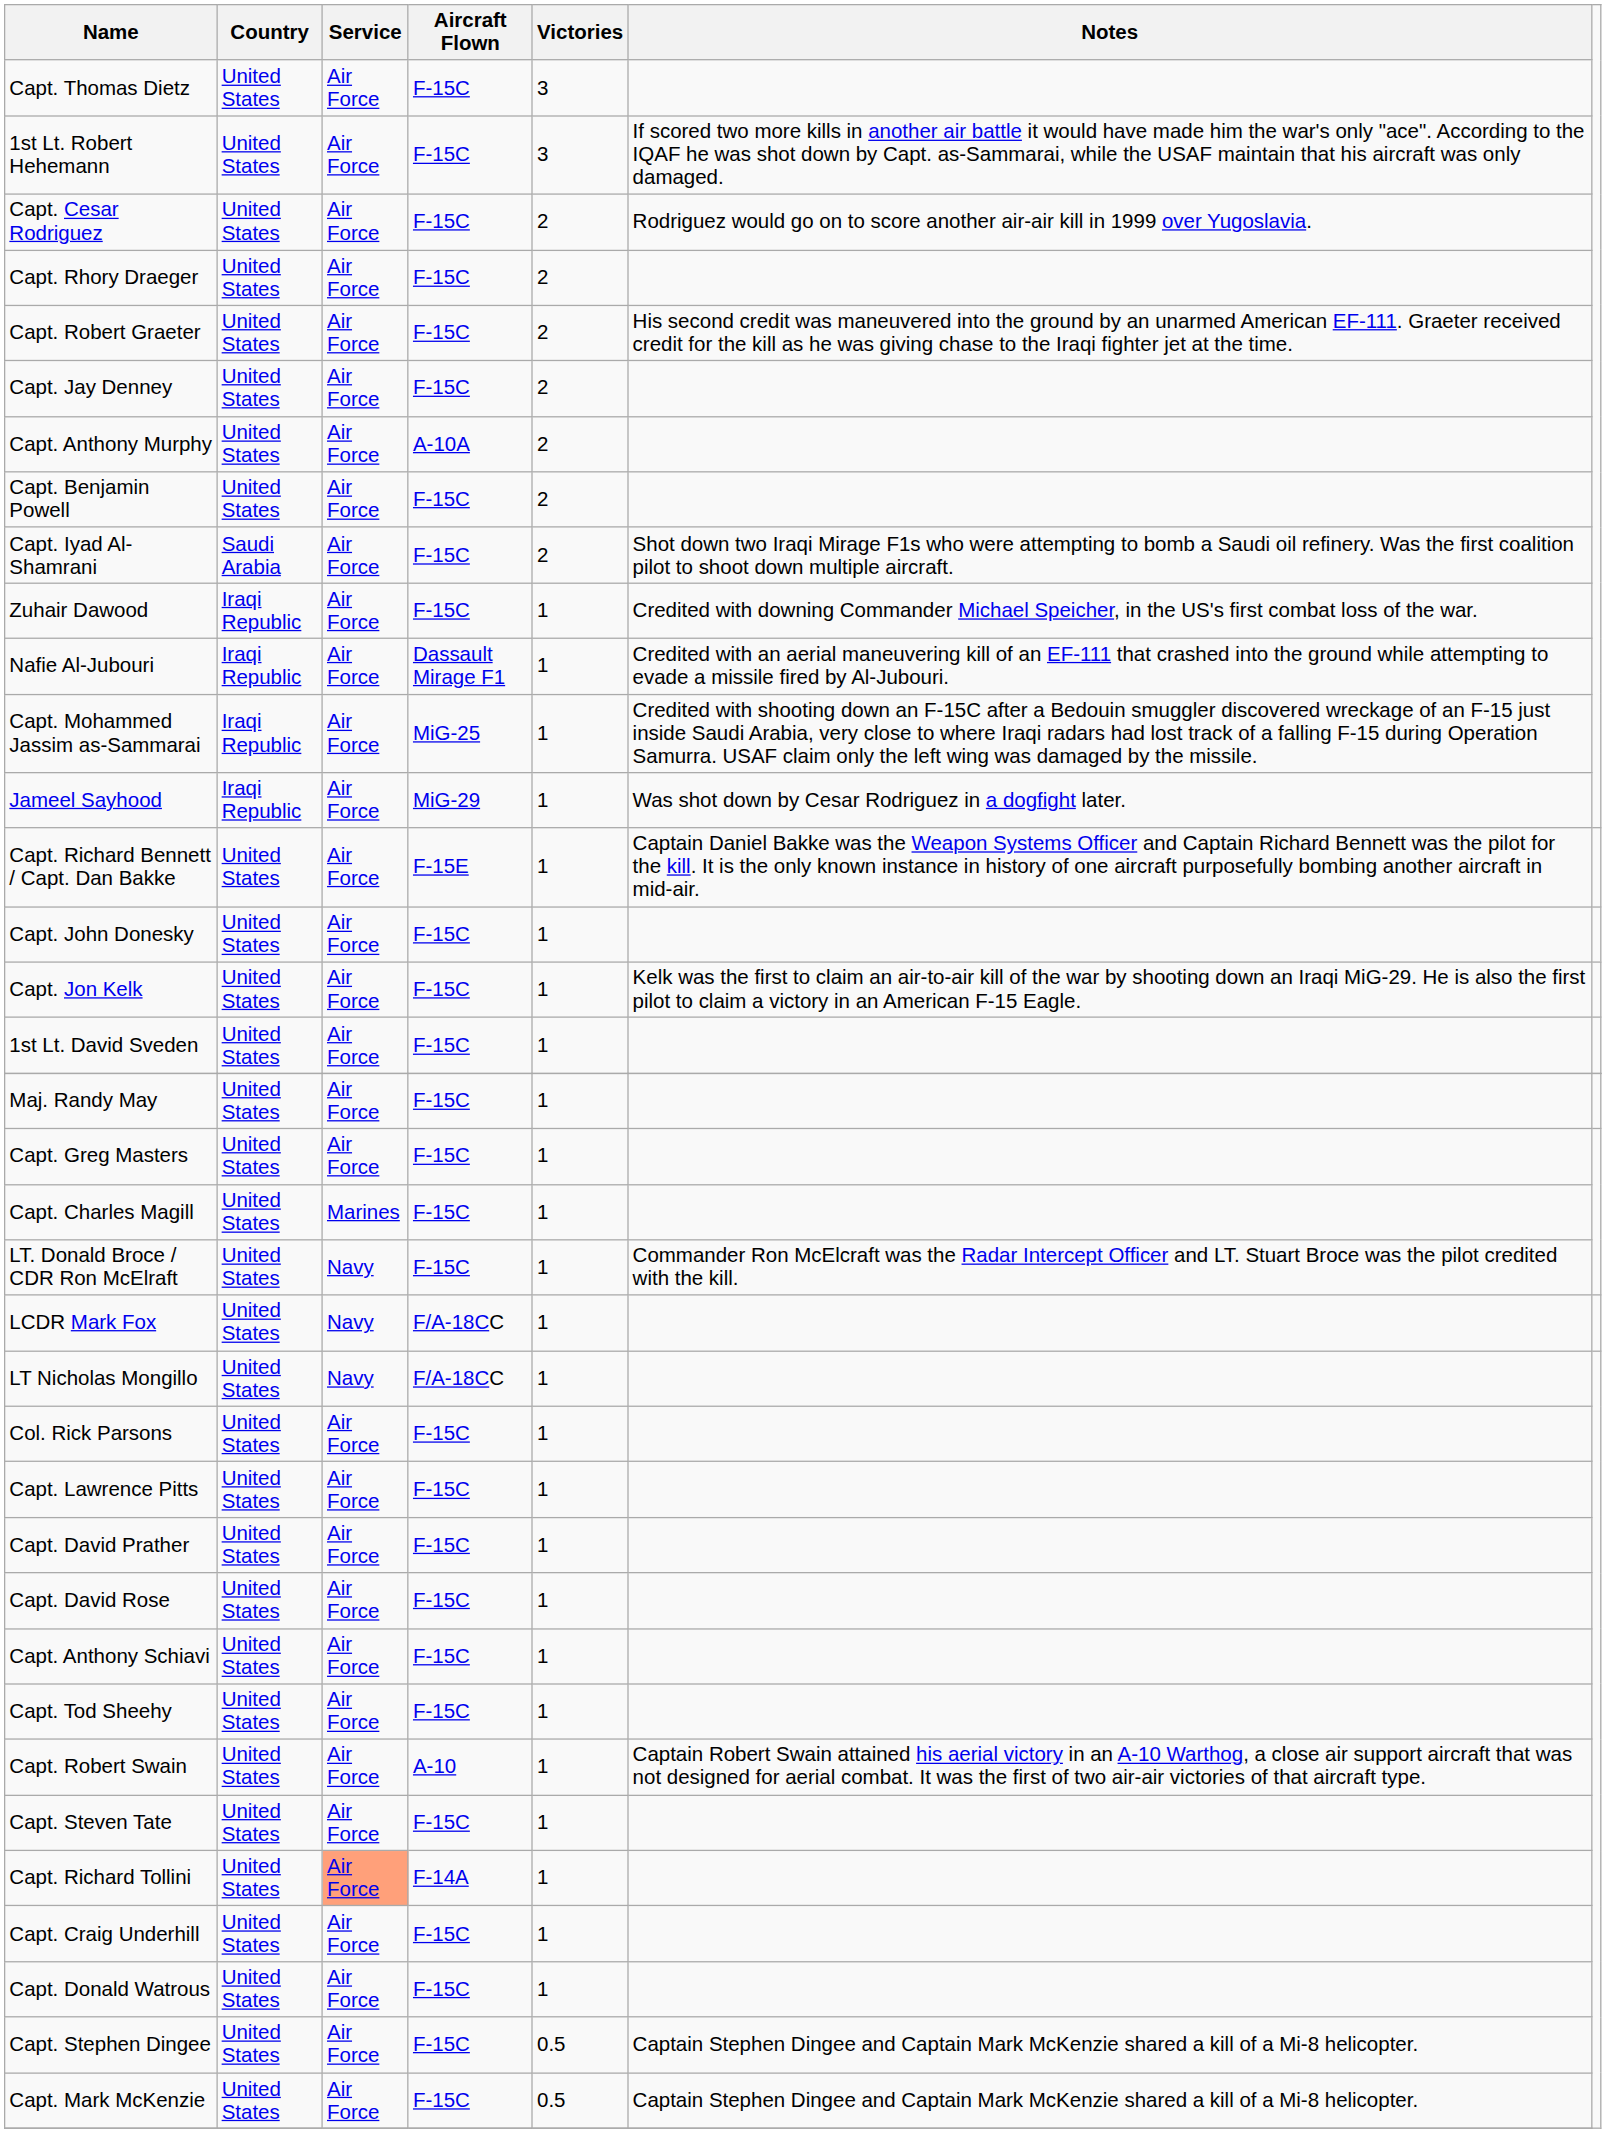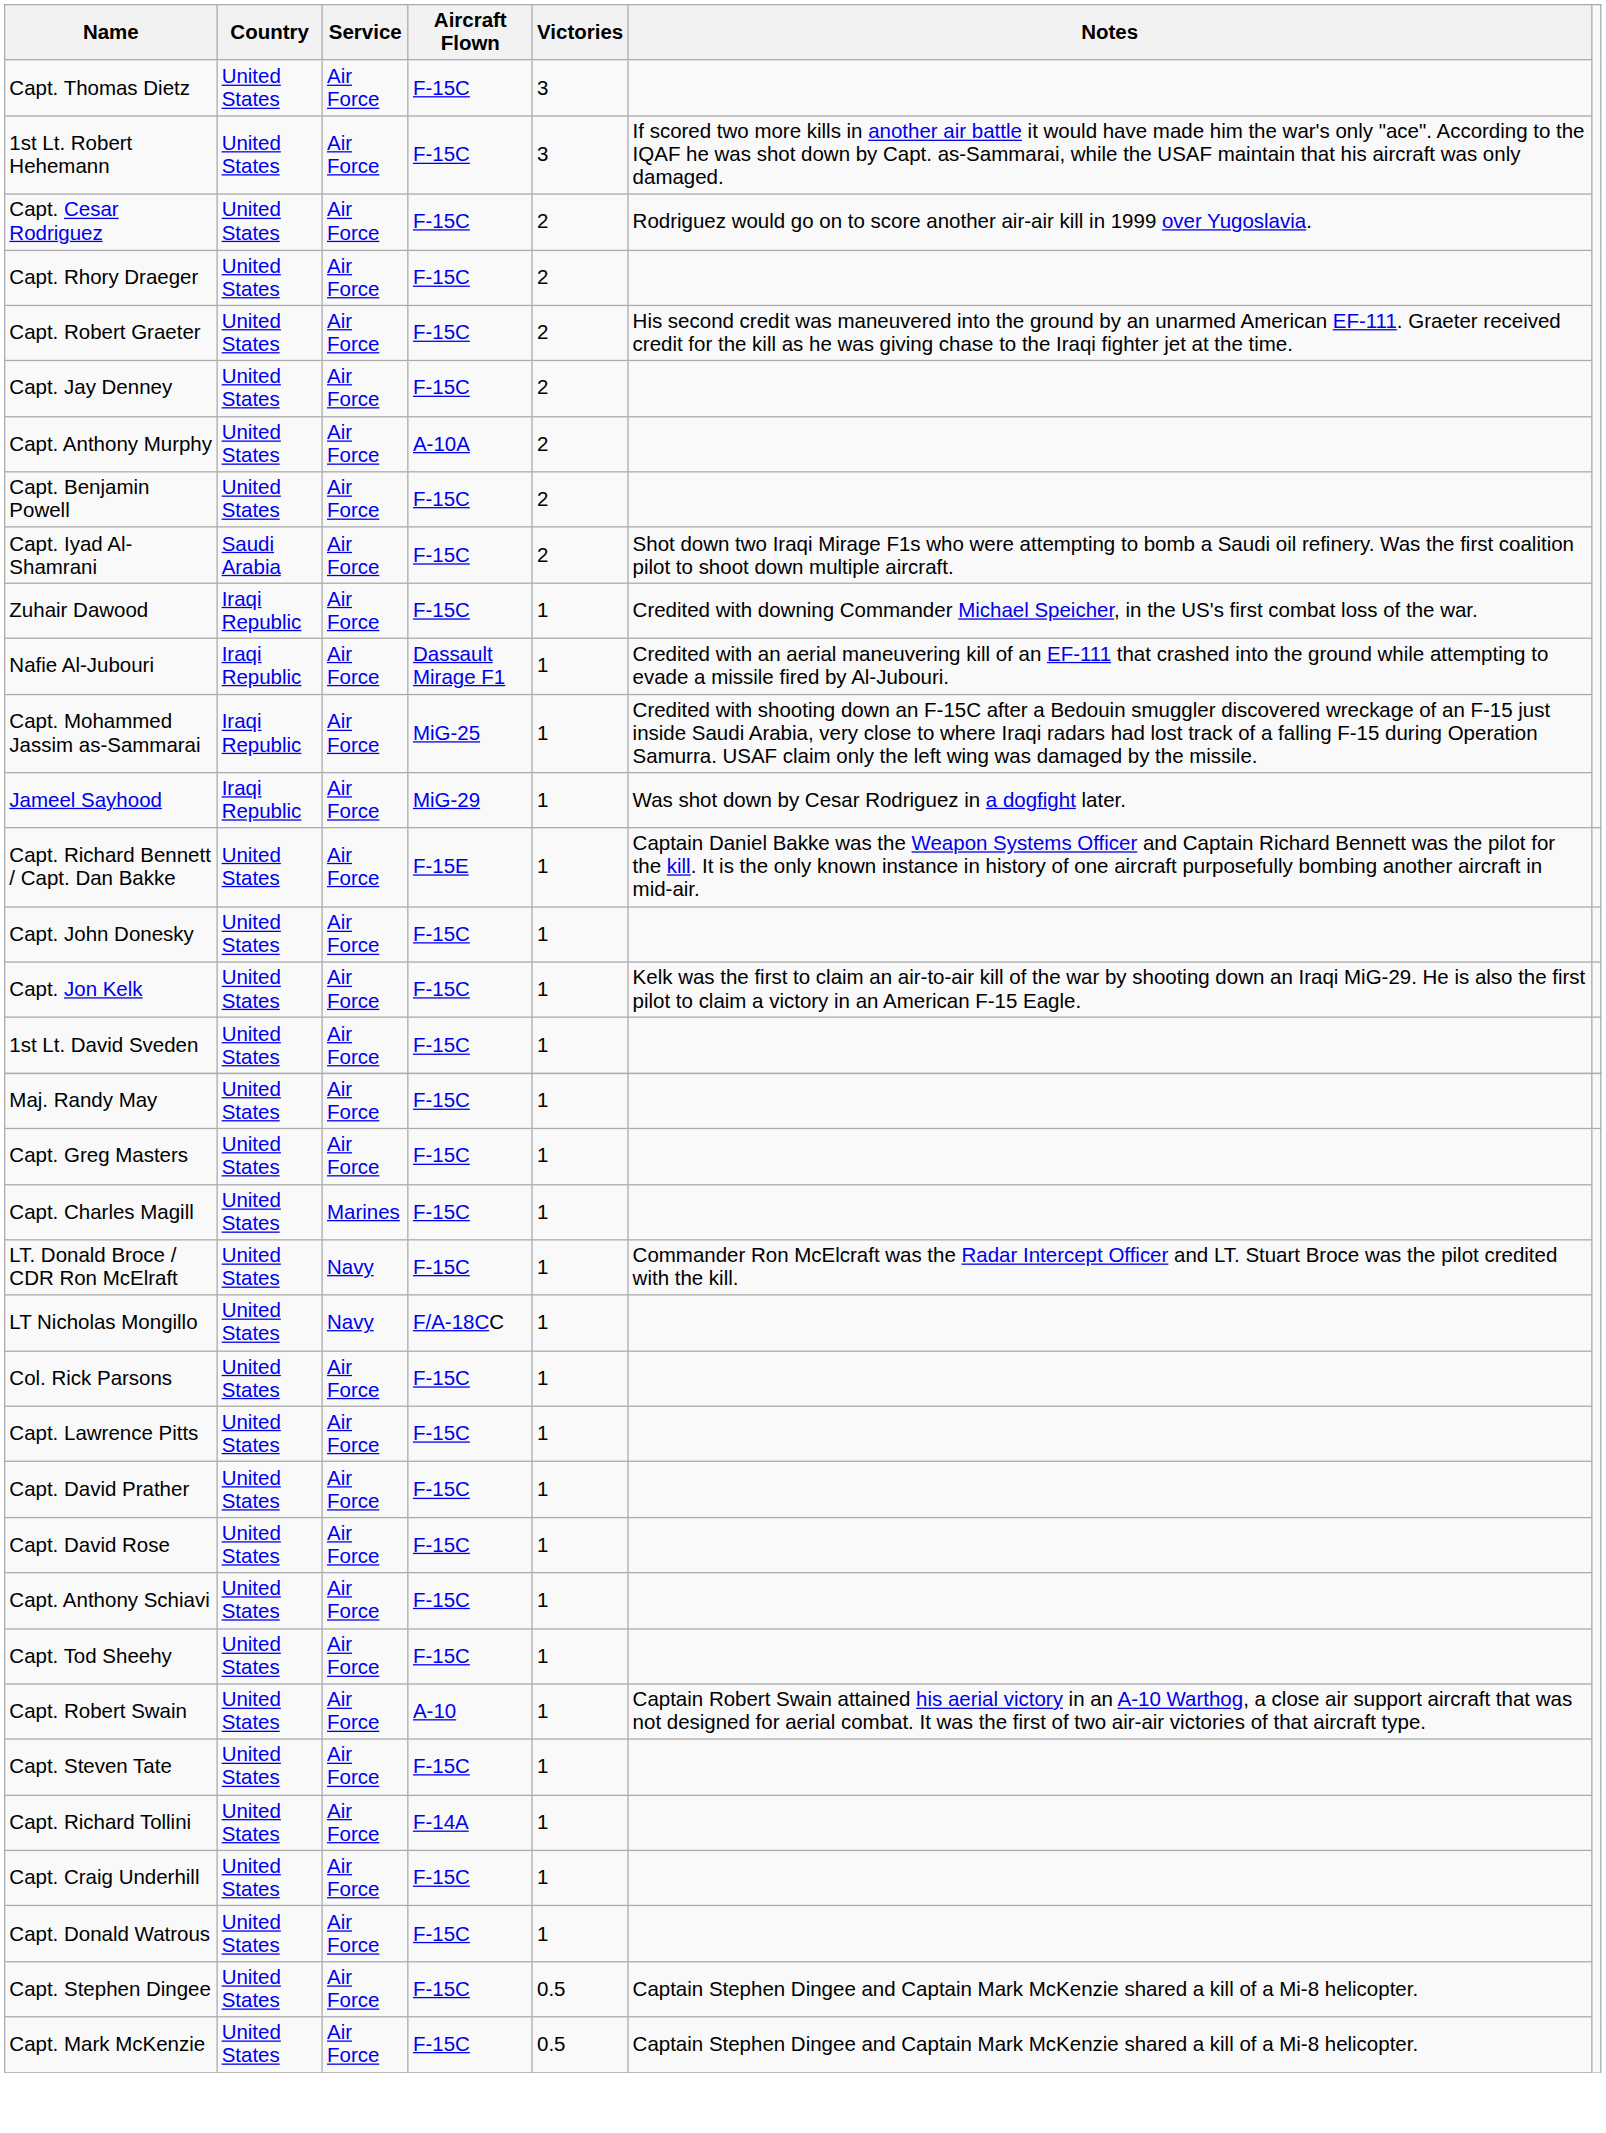- row: (83, 1322)
(353, 1878) lightsalmon background -> (353, 1822) no background
